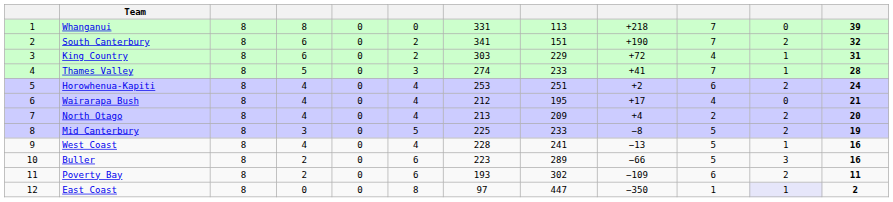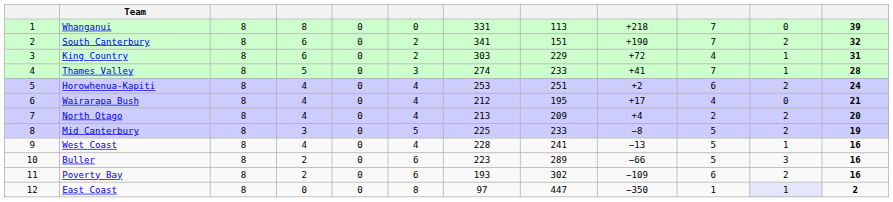(855, 175) 11 -> (855, 175) 16
